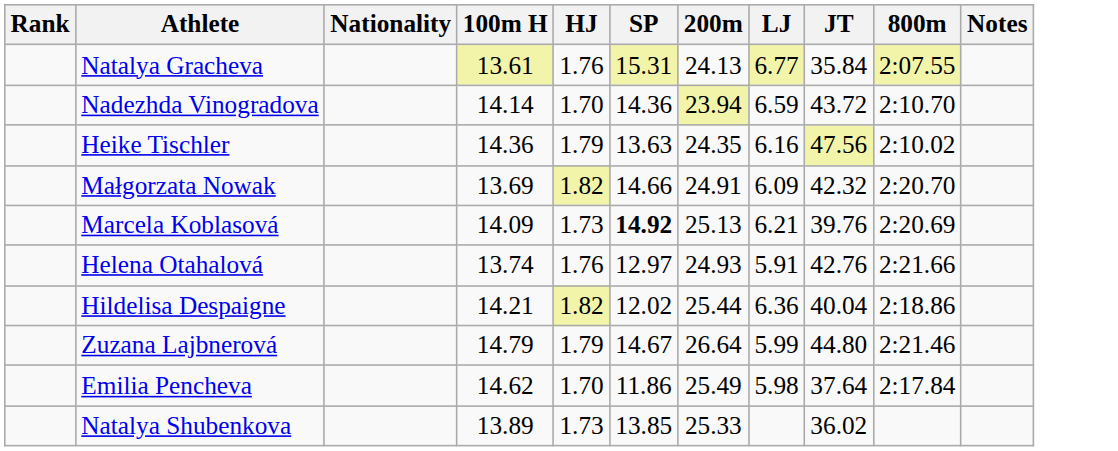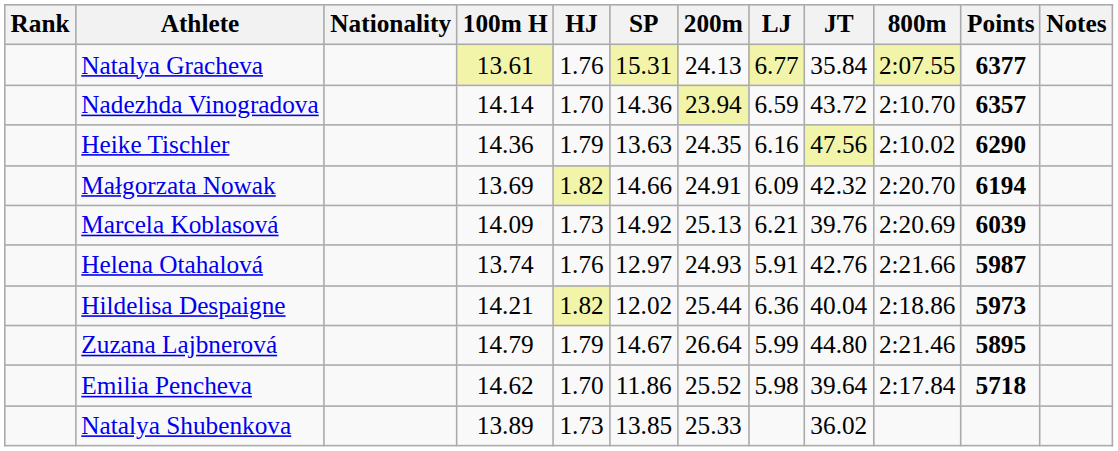+ column: (1001, 24)
(644, 225) bold -> (644, 225) normal
(713, 385) 25.49 -> (713, 385) 25.52
(839, 385) 37.64 -> (839, 385) 39.64
